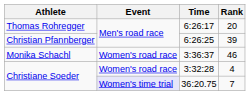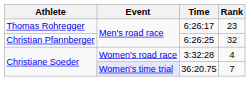(232, 26) 20 -> (232, 26) 23
(232, 41) 39 -> (232, 41) 32
- row: (199, 55)
